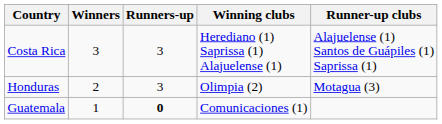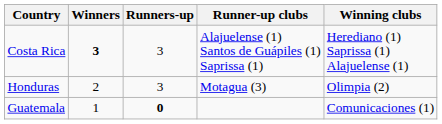columns swapped: (254, 15) <-> (374, 15)
(96, 51) normal -> (96, 51) bold
